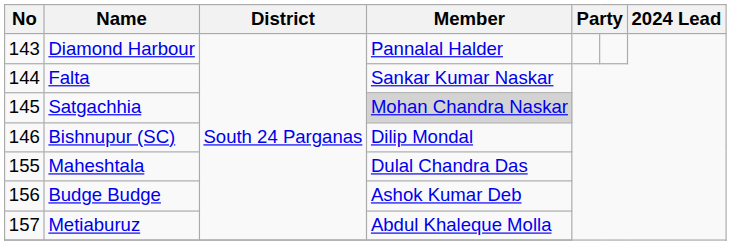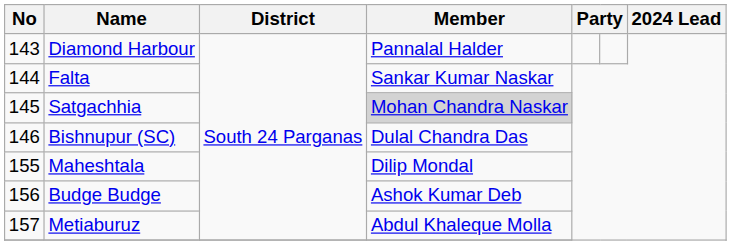(422, 136) Dilip Mondal -> (449, 136) Dulal Chandra Das
(449, 166) Dulal Chandra Das -> (422, 166) Dilip Mondal
